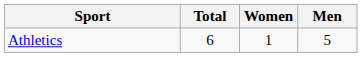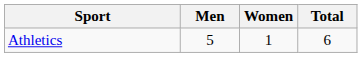columns swapped: (327, 16) <-> (210, 16)
